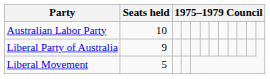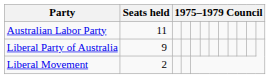(163, 30) 10 -> (163, 30) 11
(166, 64) 5 -> (166, 64) 2
